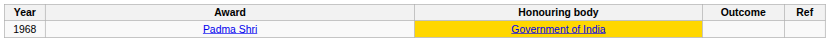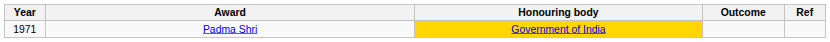(25, 29) 1968 -> (25, 29) 1971
